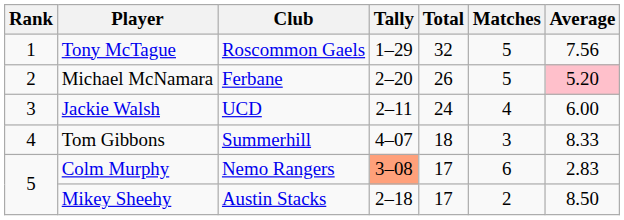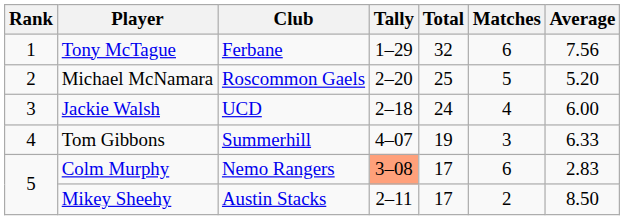(294, 49) Roscommon Gaels -> (252, 49) Ferbane
(507, 49) 5 -> (507, 49) 6
(252, 79) Ferbane -> (294, 79) Roscommon Gaels
(443, 79) 26 -> (443, 79) 25
(582, 79) pink background -> (582, 79) no background
(394, 109) 2–11 -> (394, 109) 2–18
(443, 139) 18 -> (443, 139) 19
(582, 139) 8.33 -> (582, 139) 6.33
(394, 199) 2–18 -> (394, 199) 2–11
